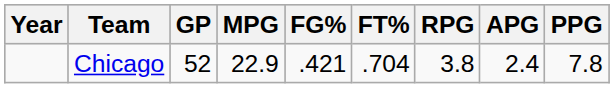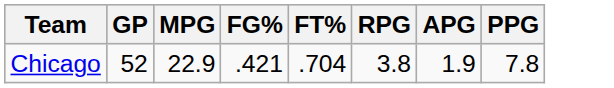- column: (37, 24)
(522, 63) 2.4 -> (459, 63) 1.9
